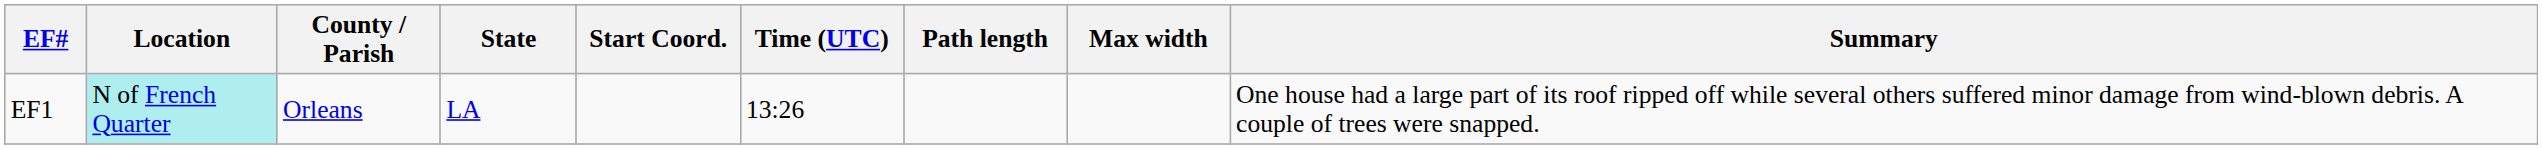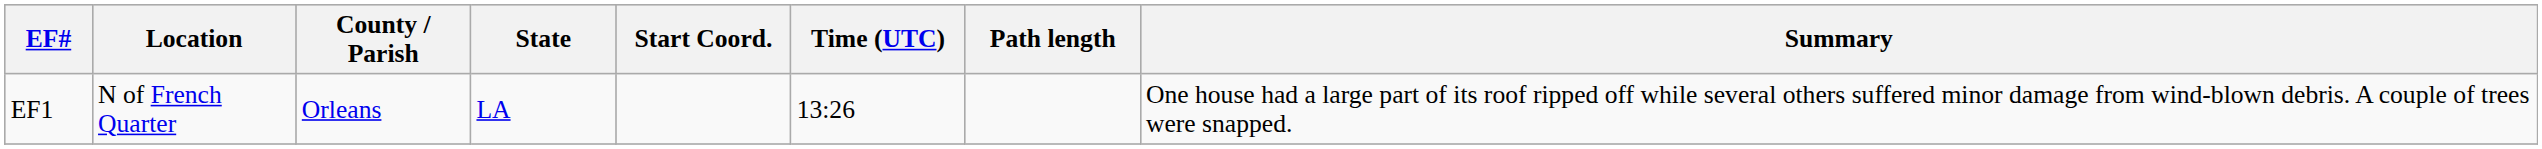- column: (1148, 39)
(154, 108) paleturquoise background -> (160, 108) no background
